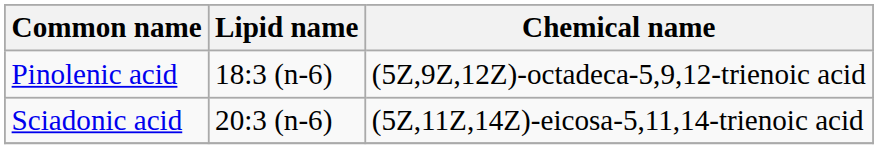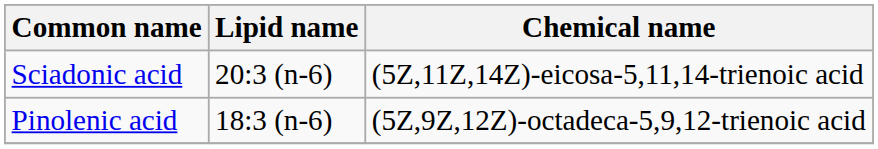rows swapped: (95, 73) <-> (97, 119)
